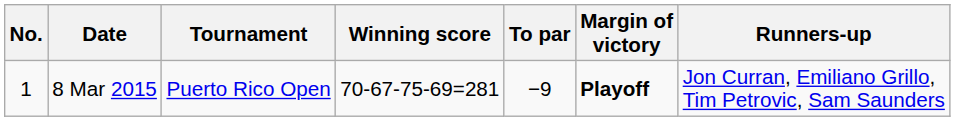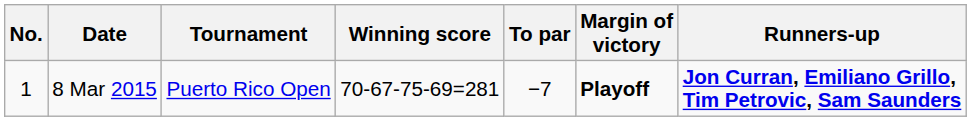(540, 89) −9 -> (540, 89) −7
(814, 89) normal -> (822, 89) bold
